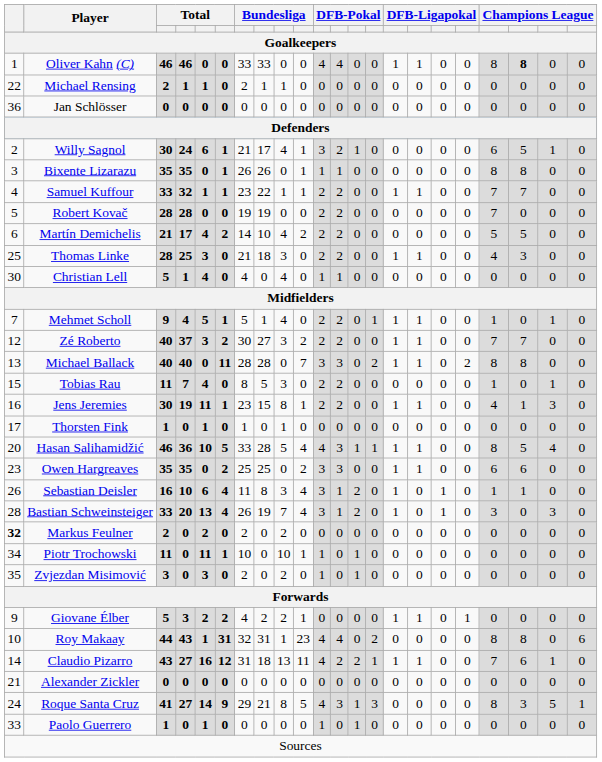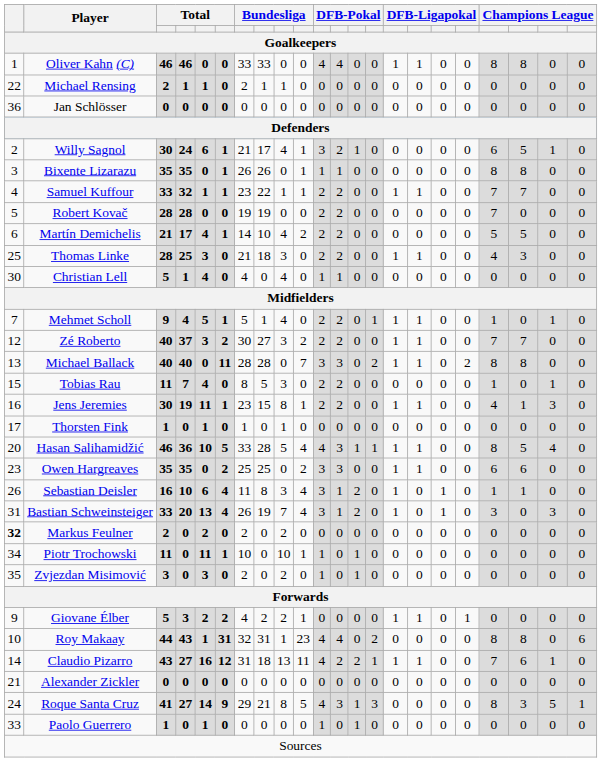(523, 63) bold -> (523, 63) normal
(225, 234) 2 -> (225, 234) 1
(14, 511) 28 -> (14, 511) 31
